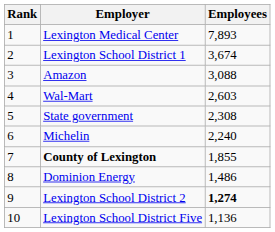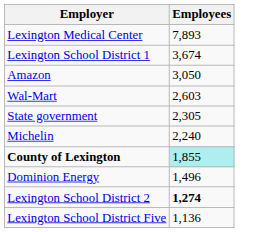- column: (22, 14)
(222, 75) 3,088 -> (187, 75) 3,050
(222, 116) 2,308 -> (187, 116) 2,305
(222, 156) no background -> (187, 156) paleturquoise background
(222, 177) 1,486 -> (187, 177) 1,496
